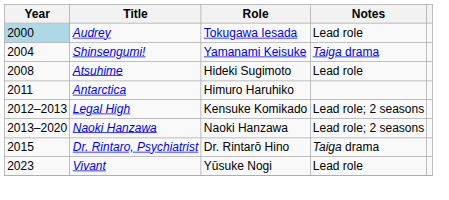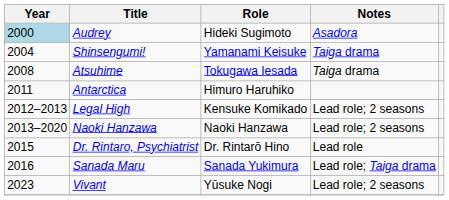(251, 33) Tokugawa Iesada -> (248, 33) Hideki Sugimoto
(338, 33) Lead role -> (335, 33) Asadora
(248, 71) Hideki Sugimoto -> (251, 71) Tokugawa Iesada
(338, 71) Lead role -> (346, 71) Taiga drama
(346, 147) Taiga drama -> (338, 147) Lead role
+ row: (109, 166)
(338, 166) Lead role -> (368, 185) Lead role; 2 seasons
